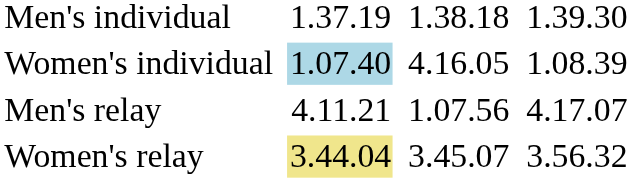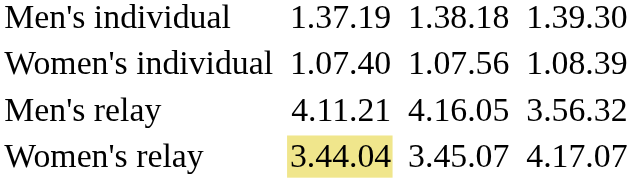(341, 63) lightblue background -> (341, 63) no background
(459, 63) 4.16.05 -> (459, 63) 1.07.56
(459, 109) 1.07.56 -> (459, 109) 4.16.05
(577, 109) 4.17.07 -> (577, 109) 3.56.32
(577, 156) 3.56.32 -> (577, 156) 4.17.07
